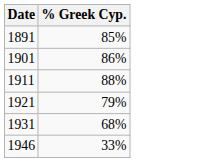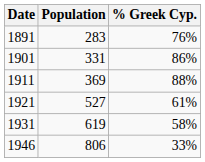+ column: (74, 15)
(114, 37) 85% -> (184, 37) 76%
(114, 102) 79% -> (184, 102) 61%
(114, 124) 68% -> (184, 124) 58%
